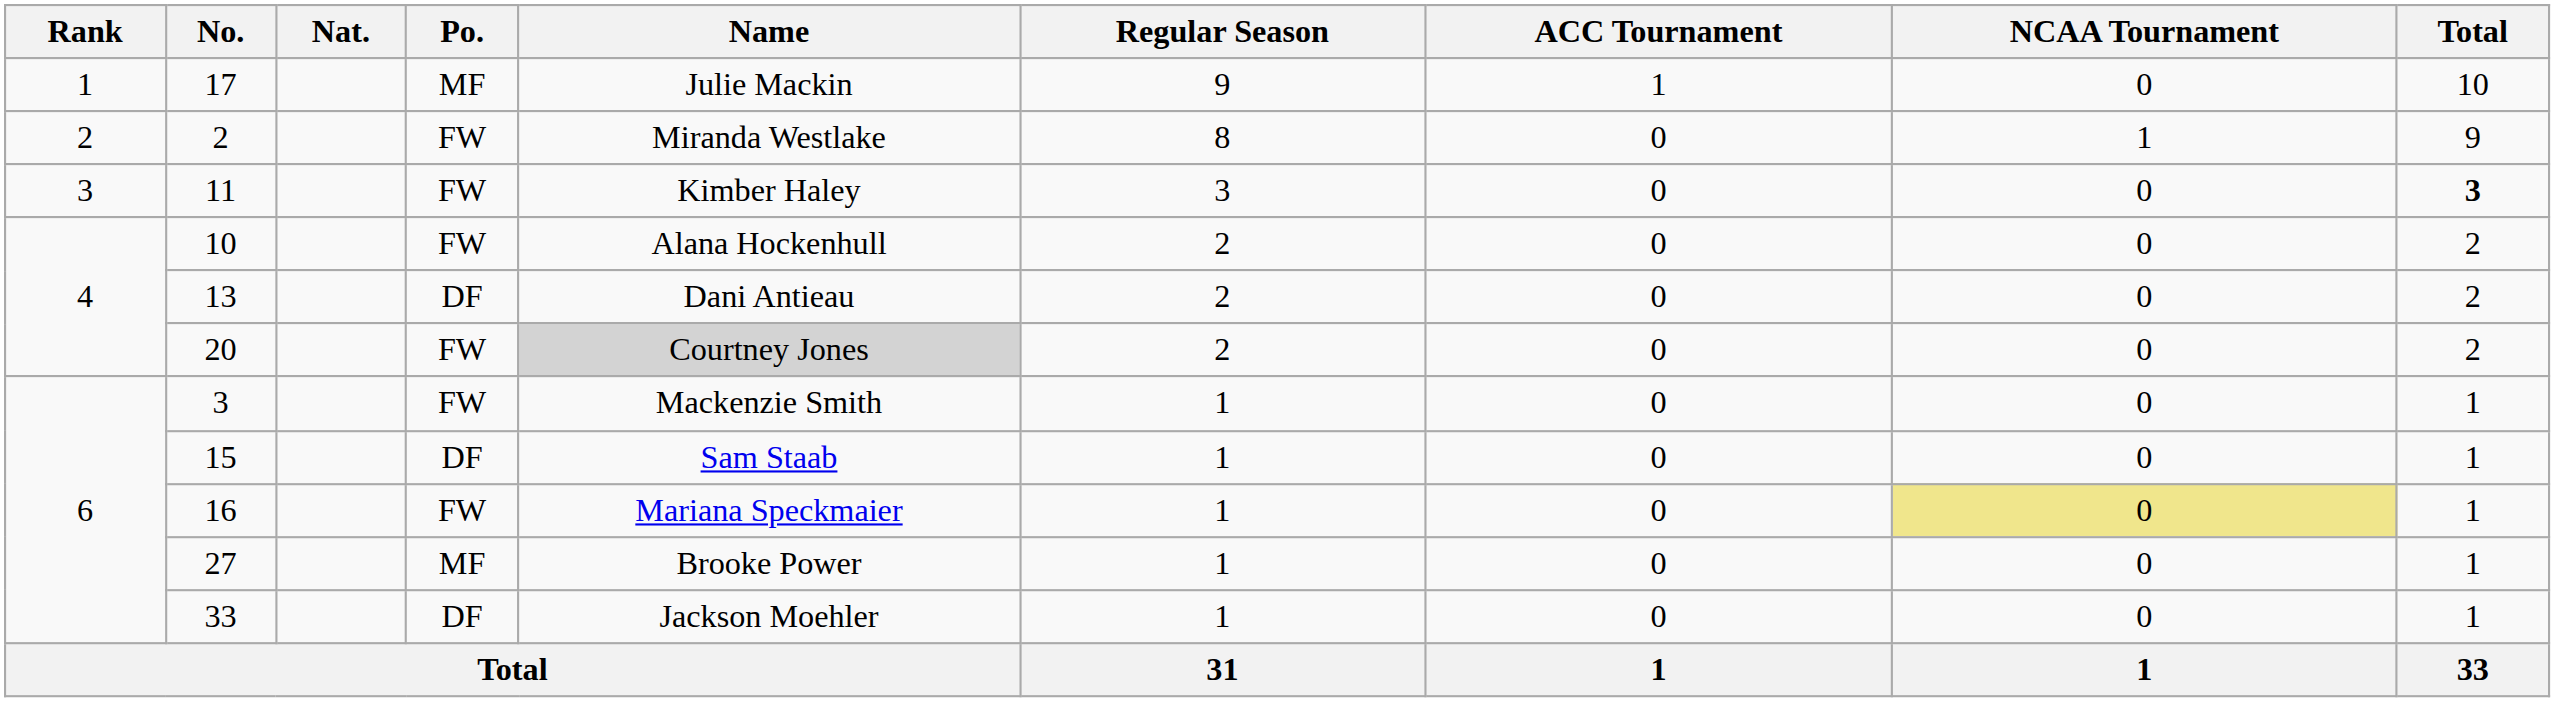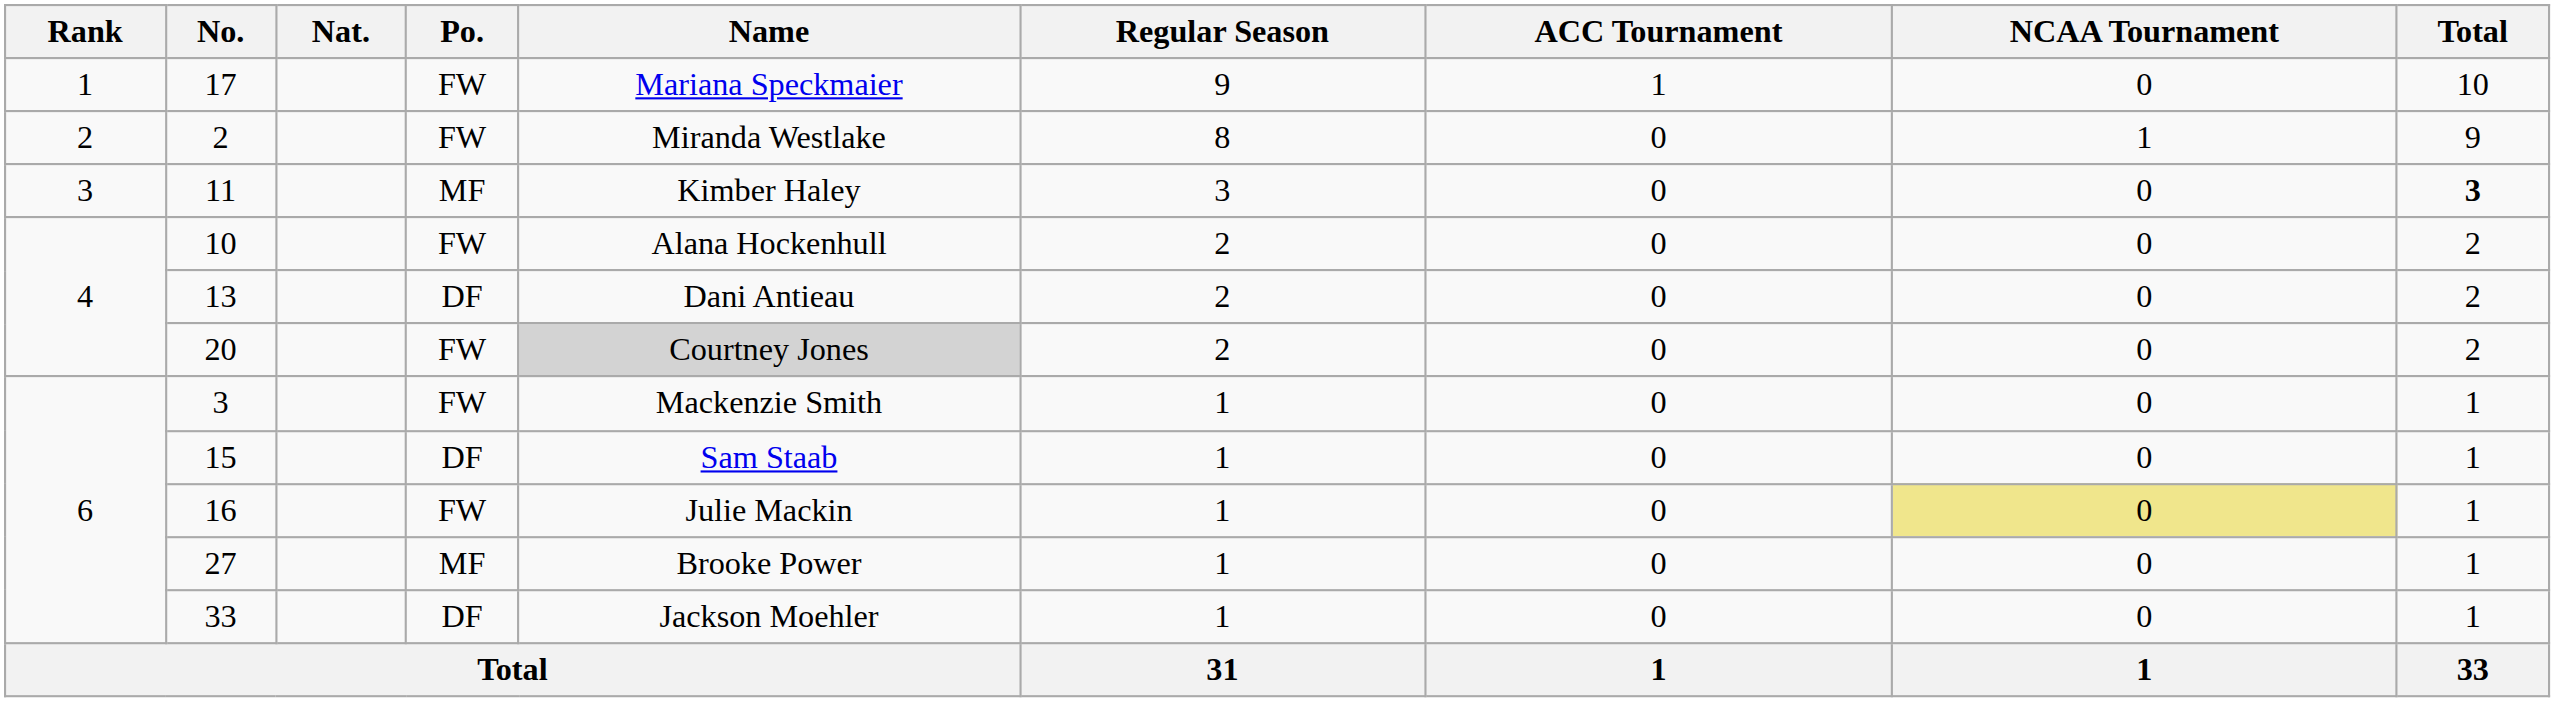(462, 84) MF -> (462, 84) FW
(769, 84) Julie Mackin -> (769, 84) Mariana Speckmaier
(462, 190) FW -> (462, 190) MF
(769, 509) Mariana Speckmaier -> (769, 509) Julie Mackin
